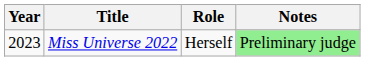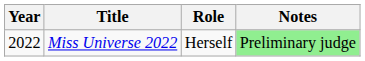(24, 42) 2023 -> (24, 42) 2022
